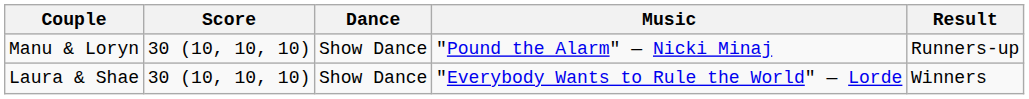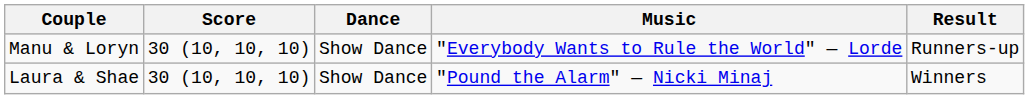(604, 49) "Pound the Alarm" — Nicki Minaj -> (669, 49) "Everybody Wants to Rule the World" — Lorde
(669, 78) "Everybody Wants to Rule the World" — Lorde -> (604, 78) "Pound the Alarm" — Nicki Minaj
